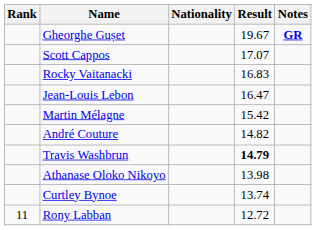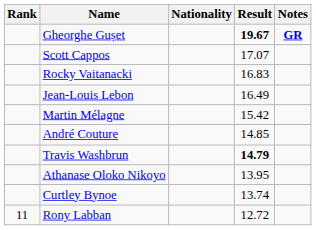(255, 34) normal -> (255, 34) bold
(255, 94) 16.47 -> (255, 94) 16.49
(255, 134) 14.82 -> (255, 134) 14.85
(255, 174) 13.98 -> (255, 174) 13.95
